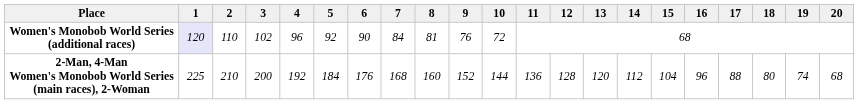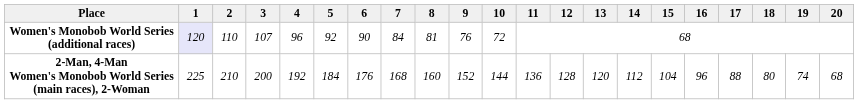(263, 37) 102 -> (263, 37) 107
